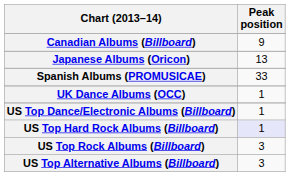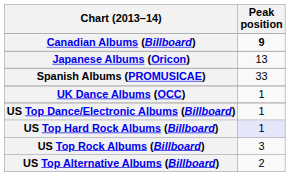(262, 42) normal -> (262, 42) bold
(262, 163) 3 -> (262, 163) 2
